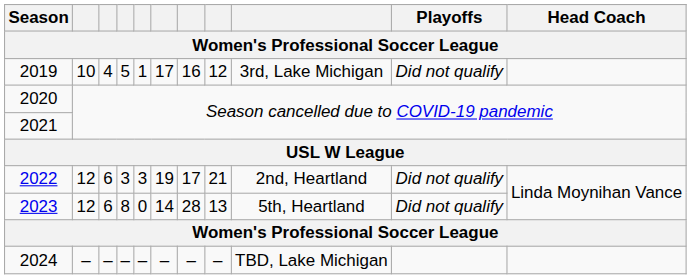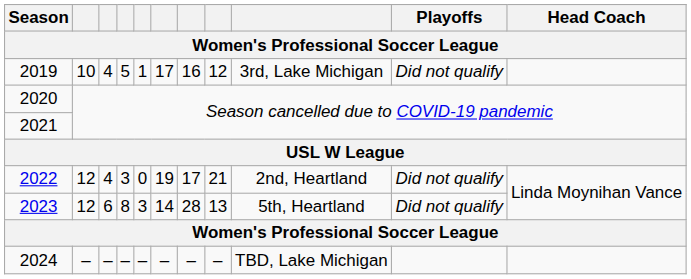(108, 179) 6 -> (108, 179) 4
(143, 179) 3 -> (143, 179) 0
(143, 206) 0 -> (143, 206) 3
